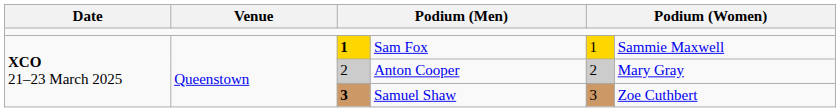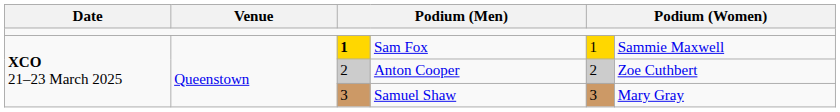(651, 71) Mary Gray -> (658, 71) Zoe Cuthbert
(344, 94) bold -> (344, 94) normal
(658, 94) Zoe Cuthbert -> (651, 94) Mary Gray
